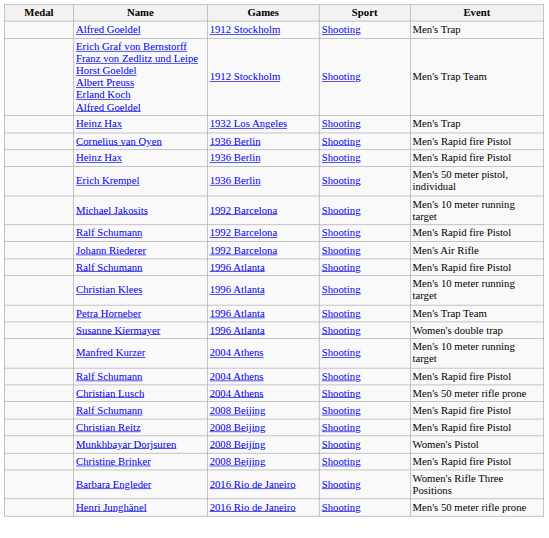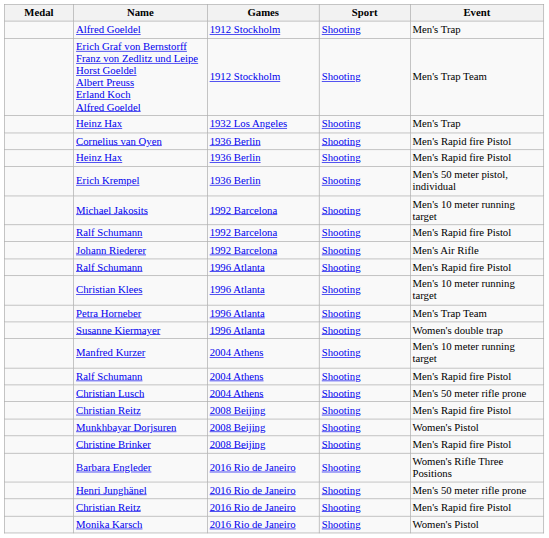- row: (109, 410)
+ row: (108, 507)
+ row: (109, 524)
